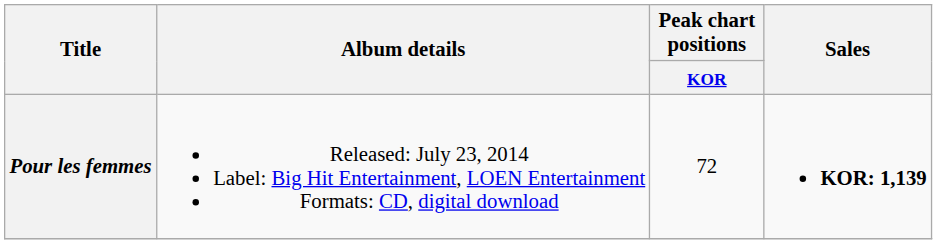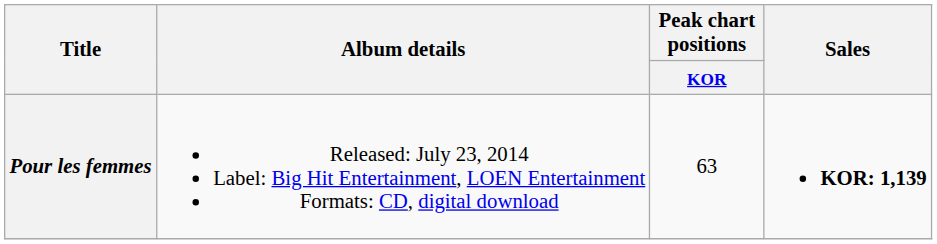(707, 166) 72 -> (707, 166) 63
